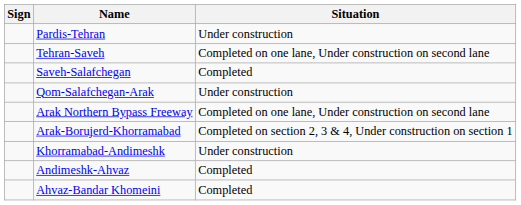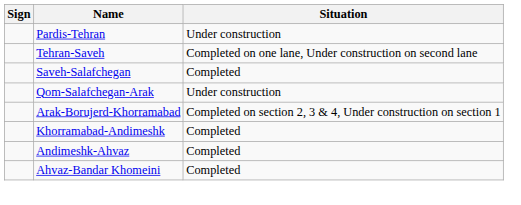- row: (114, 111)
(246, 151) Under construction -> (213, 131) Completed
